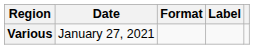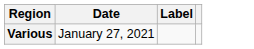- column: (181, 14)
